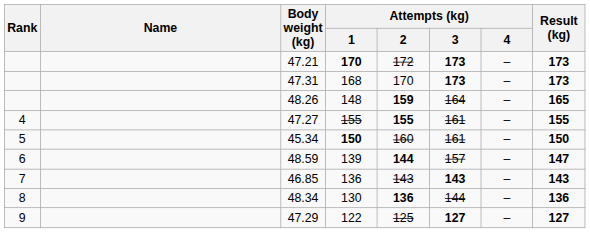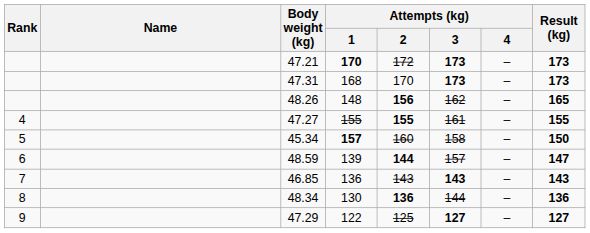(403, 100) 159 -> (403, 100) 156
(455, 100) 164 -> (455, 100) 162
(351, 139) 150 -> (351, 139) 157
(455, 139) 161 -> (455, 139) 158
